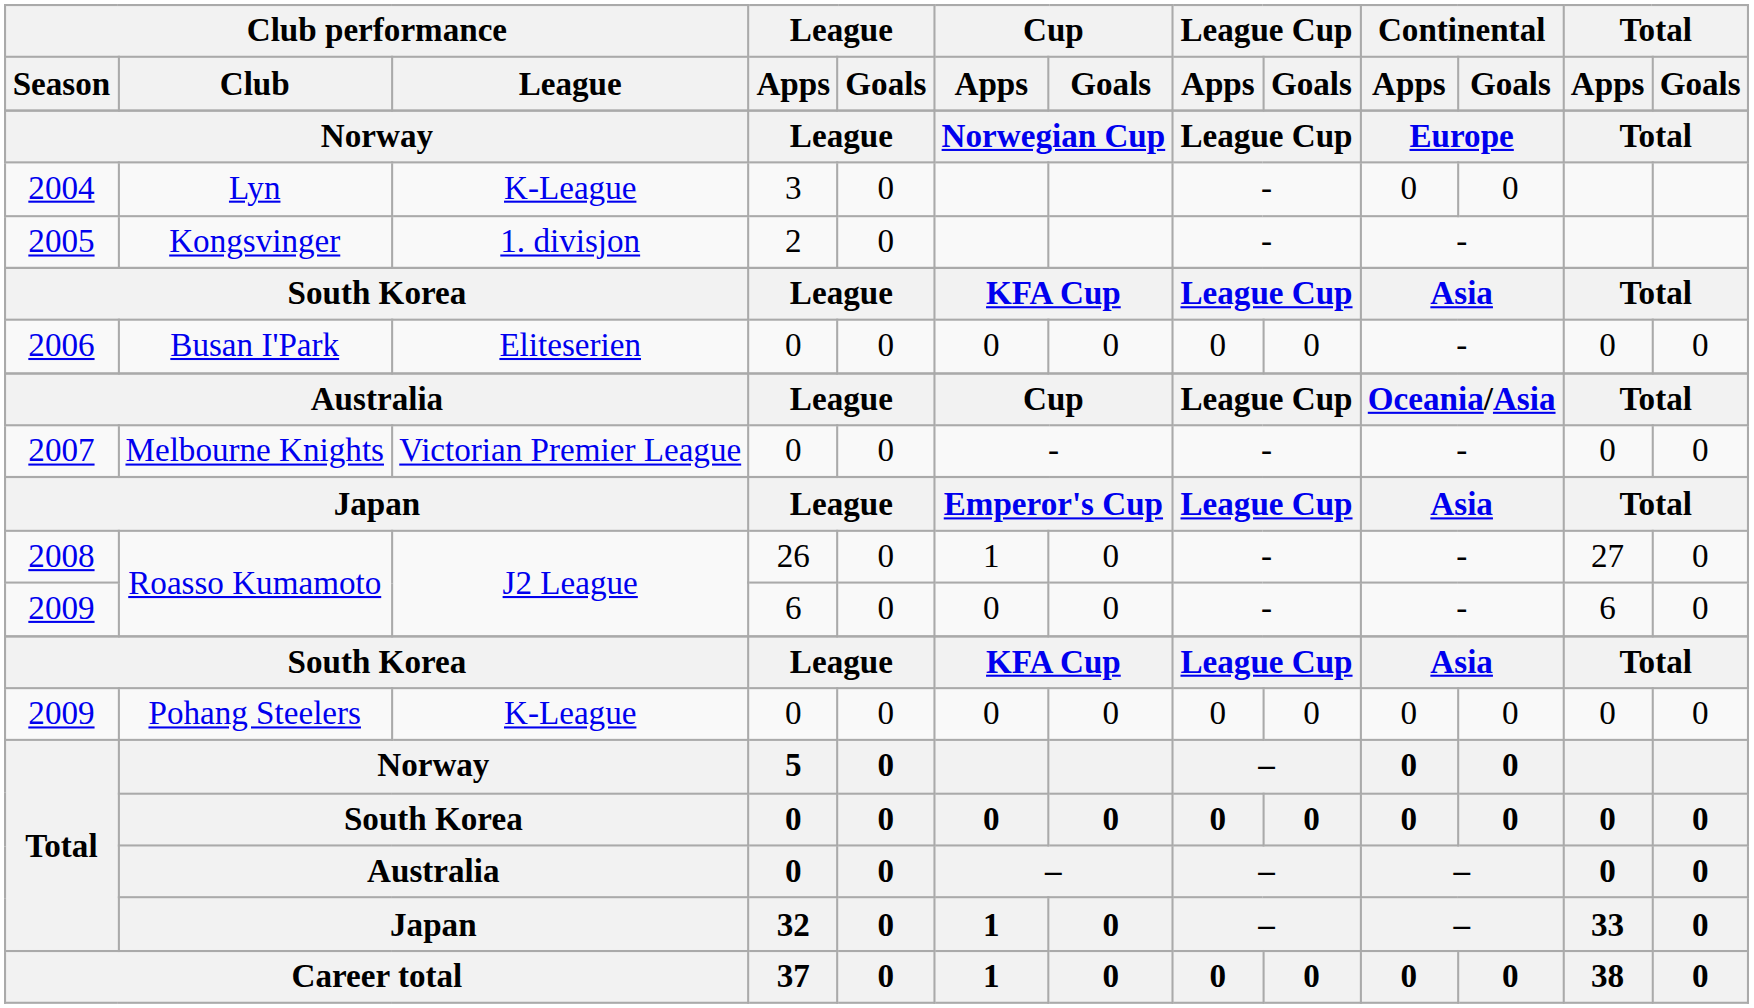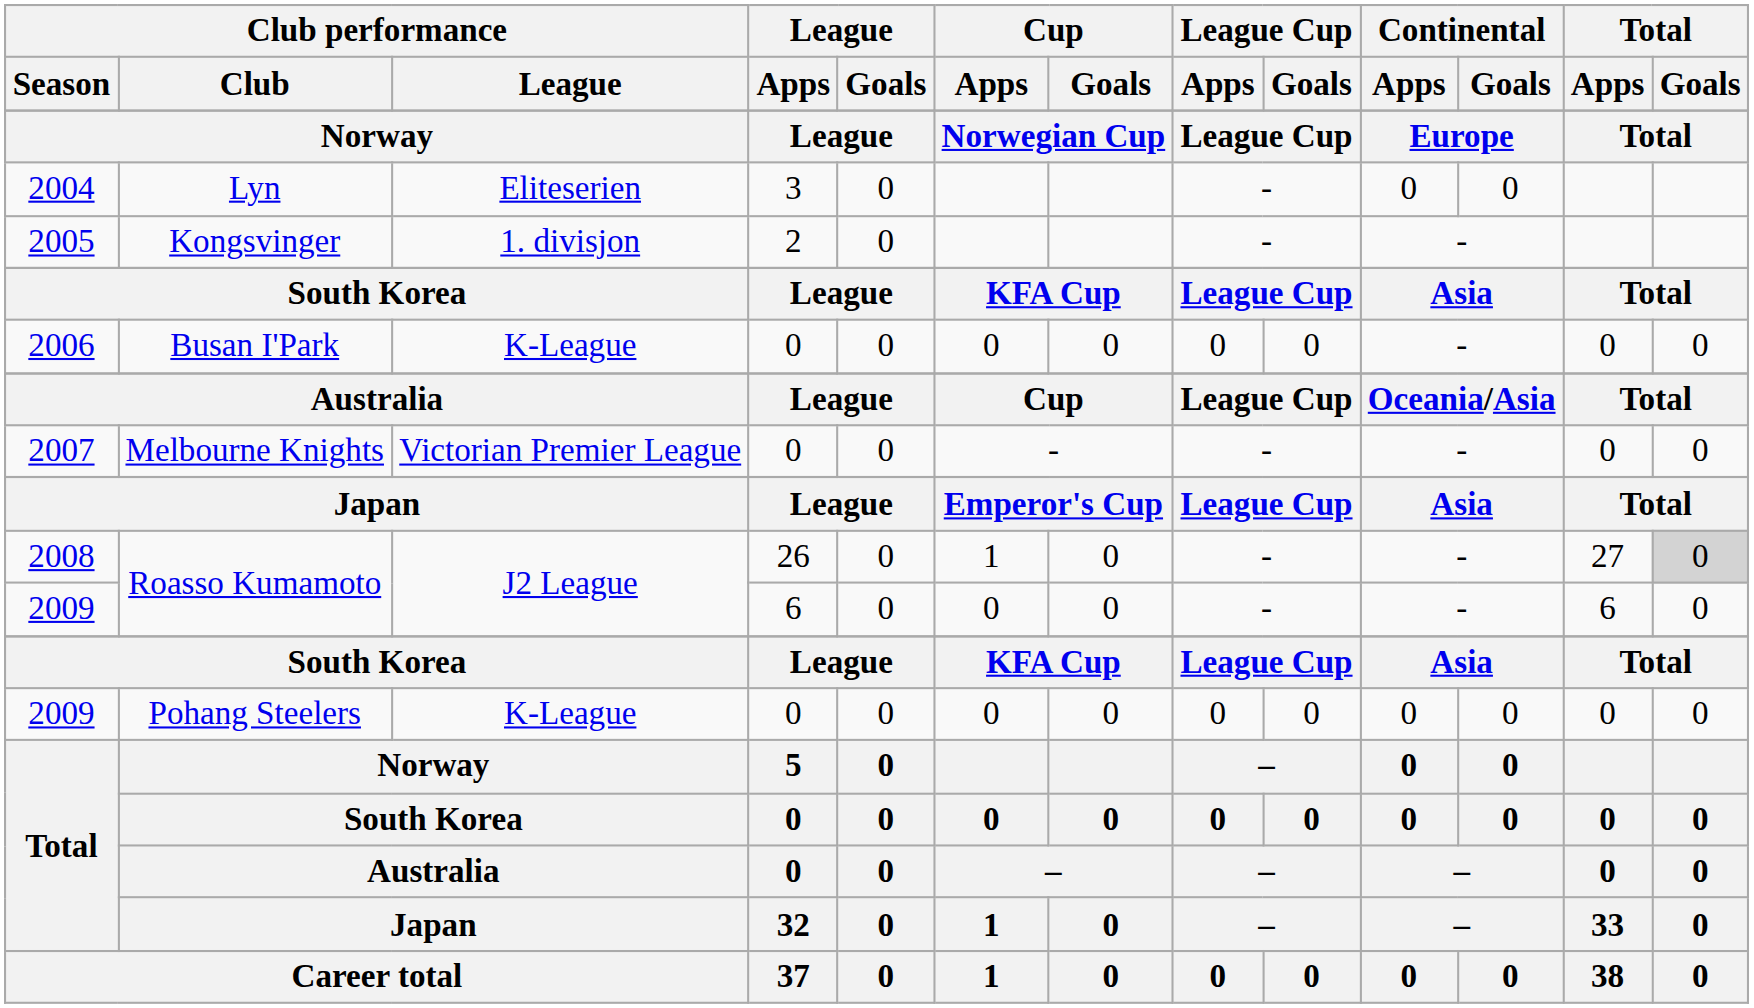(570, 188) K-League -> (570, 188) Eliteserien
(570, 345) Eliteserien -> (570, 345) K-League
(1700, 556) no background -> (1700, 556) lightgrey background
